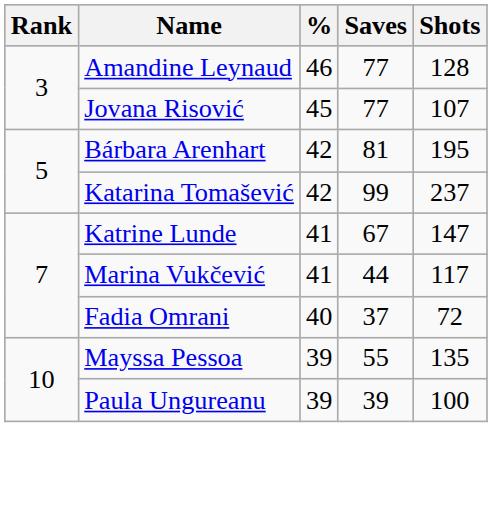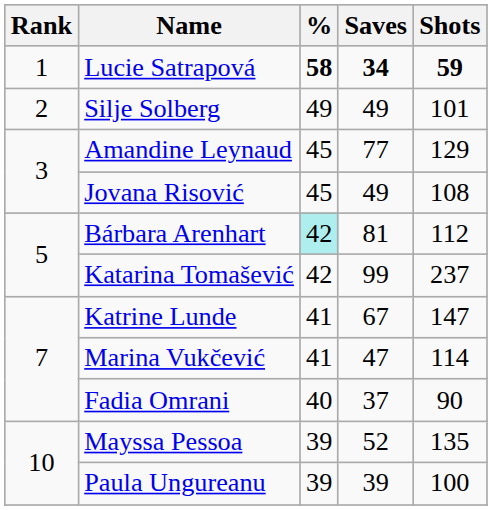+ row: (170, 66)
+ row: (152, 108)
(319, 66) 46 -> (319, 150) 45
(450, 66) 128 -> (450, 150) 129
(376, 108) 77 -> (376, 191) 49
(450, 108) 107 -> (450, 191) 108
(319, 150) no background -> (319, 233) paleturquoise background
(450, 150) 195 -> (450, 233) 112
(376, 274) 44 -> (376, 358) 47
(450, 274) 117 -> (450, 358) 114
(450, 316) 72 -> (450, 399) 90
(376, 358) 55 -> (376, 441) 52
